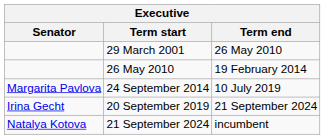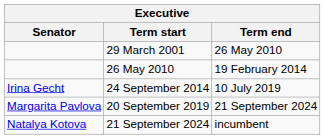(54, 87) Margarita Pavlova -> (36, 87) Irina Gecht
(36, 106) Irina Gecht -> (54, 106) Margarita Pavlova
